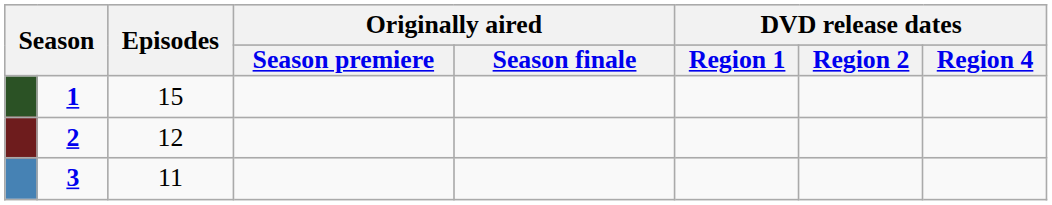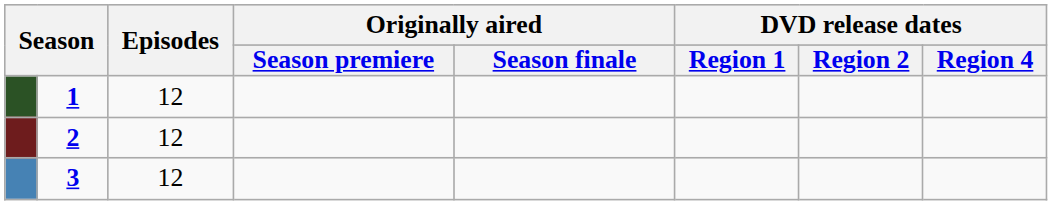(170, 96) 15 -> (170, 96) 12
(170, 178) 11 -> (170, 178) 12
